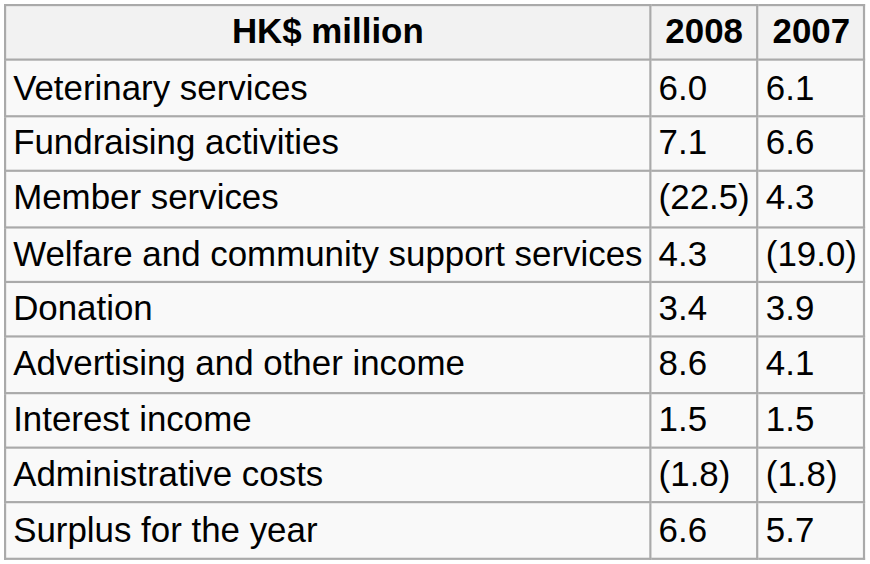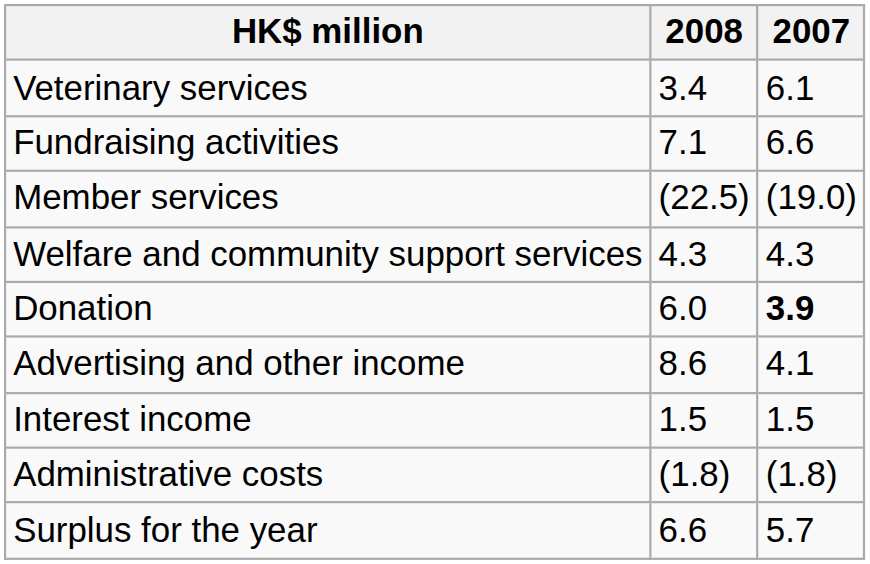(683, 87) 6.0 -> (683, 87) 3.4
(790, 198) 4.3 -> (811, 198) (19.0)
(811, 253) (19.0) -> (790, 253) 4.3
(683, 308) 3.4 -> (683, 308) 6.0
(790, 308) normal -> (790, 308) bold
